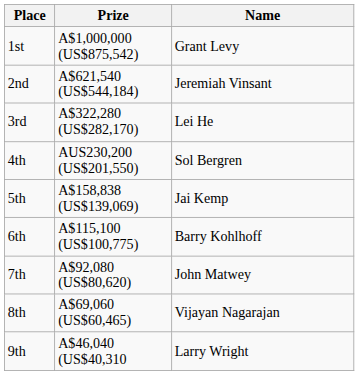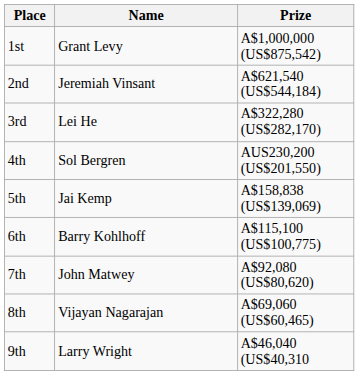columns swapped: (263, 15) <-> (113, 15)
